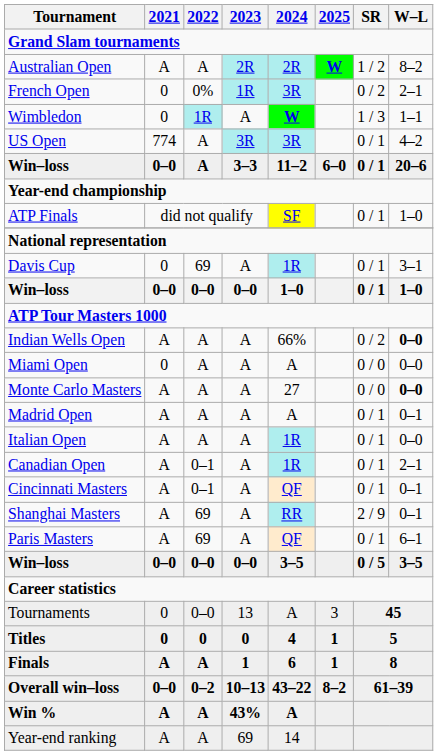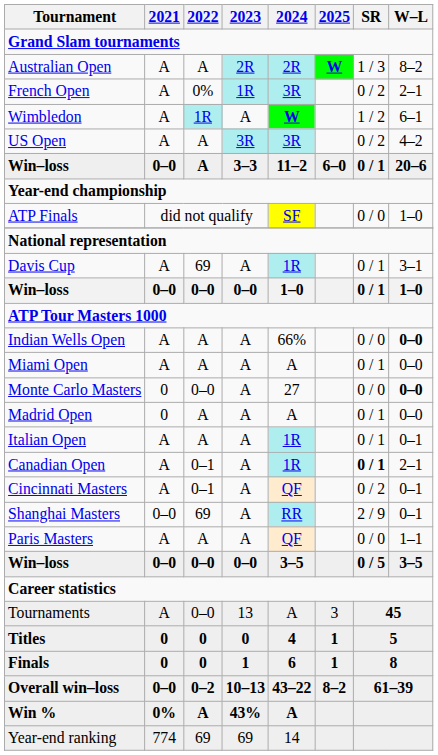(371, 66) 1 / 2 -> (371, 66) 1 / 3
(164, 91) 0 -> (164, 91) A
(164, 116) 0 -> (164, 116) A
(371, 116) 1 / 3 -> (371, 116) 1 / 2
(411, 116) 1–1 -> (411, 116) 6–1
(164, 141) 774 -> (164, 141) A
(371, 141) 0 / 1 -> (371, 141) 0 / 2
(371, 215) 0 / 1 -> (371, 215) 0 / 0
(164, 265) 0 -> (164, 265) A
(371, 340) 0 / 2 -> (371, 340) 0 / 0
(164, 365) 0 -> (164, 365) A
(371, 365) 0 / 0 -> (371, 365) 0 / 1
(164, 389) A -> (164, 389) 0
(203, 389) A -> (203, 389) 0–0
(164, 414) A -> (164, 414) 0
(411, 414) 0–1 -> (411, 414) 0–0
(411, 439) 0–0 -> (411, 439) 0–1
(371, 464) normal -> (371, 464) bold
(371, 489) 0 / 1 -> (371, 489) 0 / 2
(164, 514) A -> (164, 514) 0–0
(203, 539) 69 -> (203, 539) A
(371, 539) 0 / 1 -> (371, 539) 0 / 0
(411, 539) 6–1 -> (411, 539) 1–1
(164, 613) 0 -> (164, 613) A
(164, 663) A -> (164, 663) 0
(203, 663) A -> (203, 663) 0
(164, 713) A -> (164, 713) 0%
(164, 738) A -> (164, 738) 774
(203, 738) A -> (203, 738) 69
